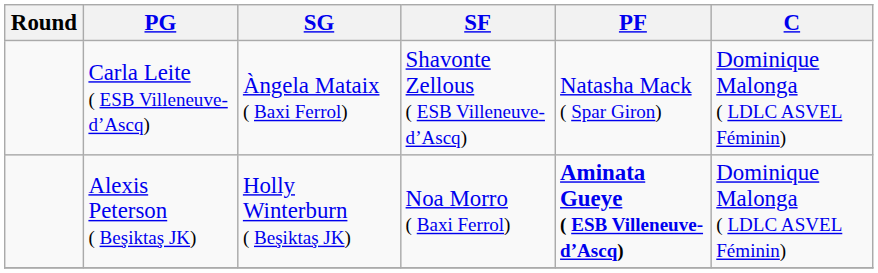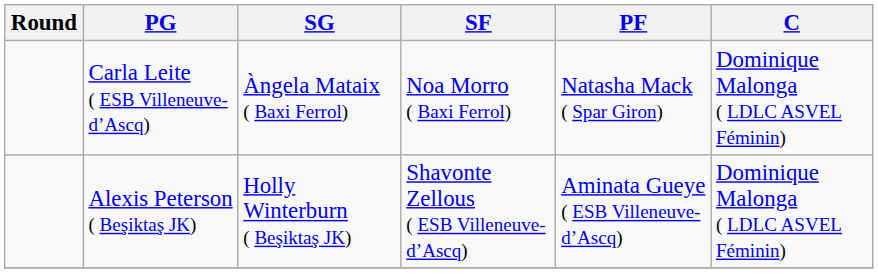(475, 97) Shavonte Zellous ( ESB Villeneuve-d’Ascq) -> (459, 97) Noa Morro ( Baxi Ferrol)
(458, 211) Noa Morro ( Baxi Ferrol) -> (476, 211) Shavonte Zellous ( ESB Villeneuve-d’Ascq)
(632, 211) bold -> (633, 211) normal
